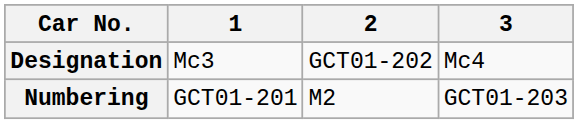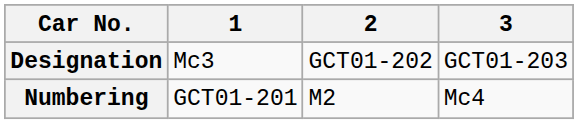(464, 61) Mc4 -> (506, 61) GCT01-203
(506, 99) GCT01-203 -> (464, 99) Mc4
